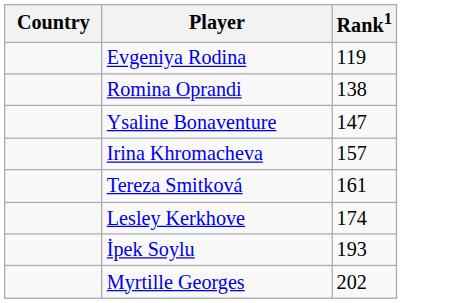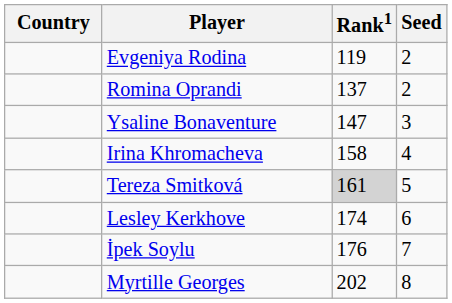+ column: (421, 23)
(352, 89) 138 -> (352, 89) 137
(352, 153) 157 -> (352, 153) 158
(352, 185) no background -> (352, 185) lightgrey background
(352, 249) 193 -> (352, 249) 176
